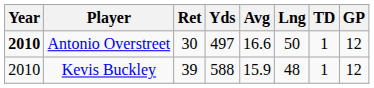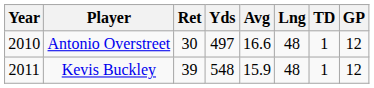(24, 44) bold -> (24, 44) normal
(292, 44) 50 -> (292, 44) 48
(24, 70) 2010 -> (24, 70) 2011
(222, 70) 588 -> (222, 70) 548
